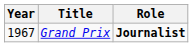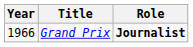(21, 33) 1967 -> (21, 33) 1966
